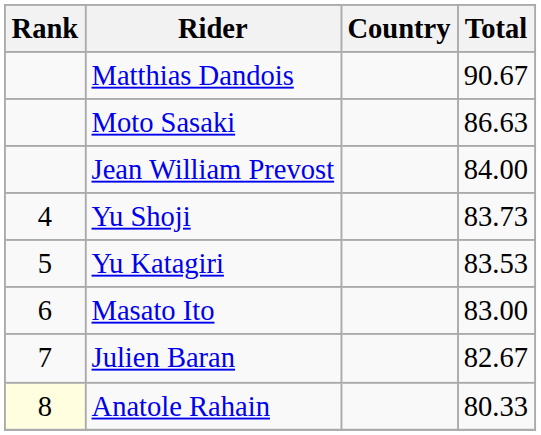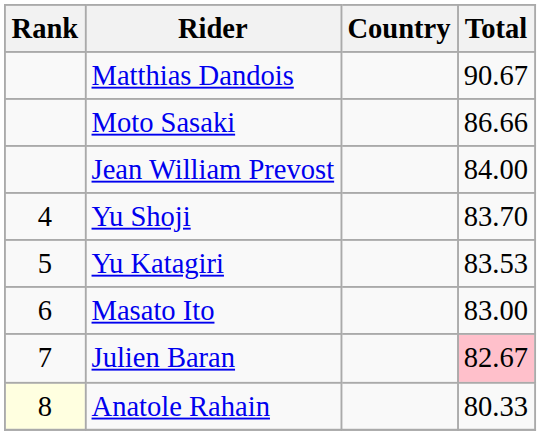(496, 122) 86.63 -> (496, 122) 86.66
(496, 216) 83.73 -> (496, 216) 83.70
(496, 358) no background -> (496, 358) pink background
